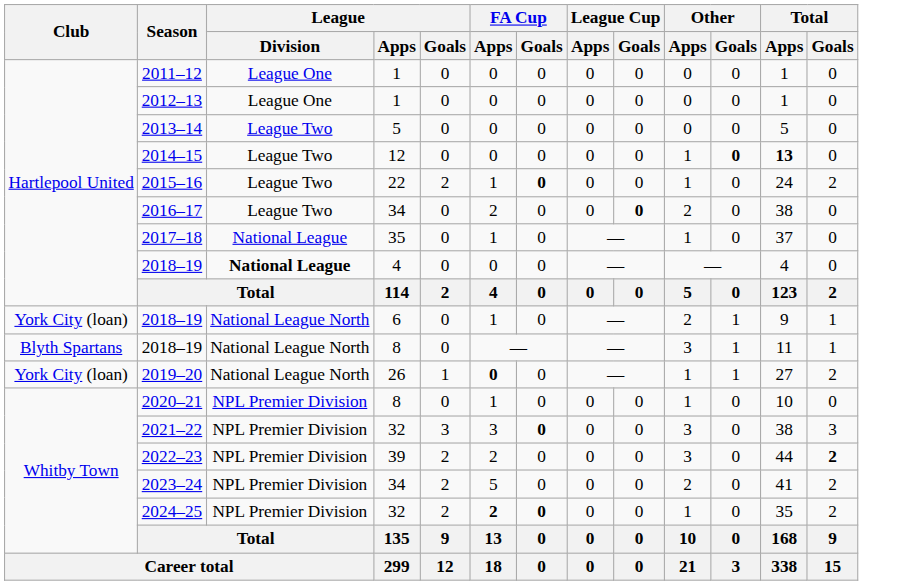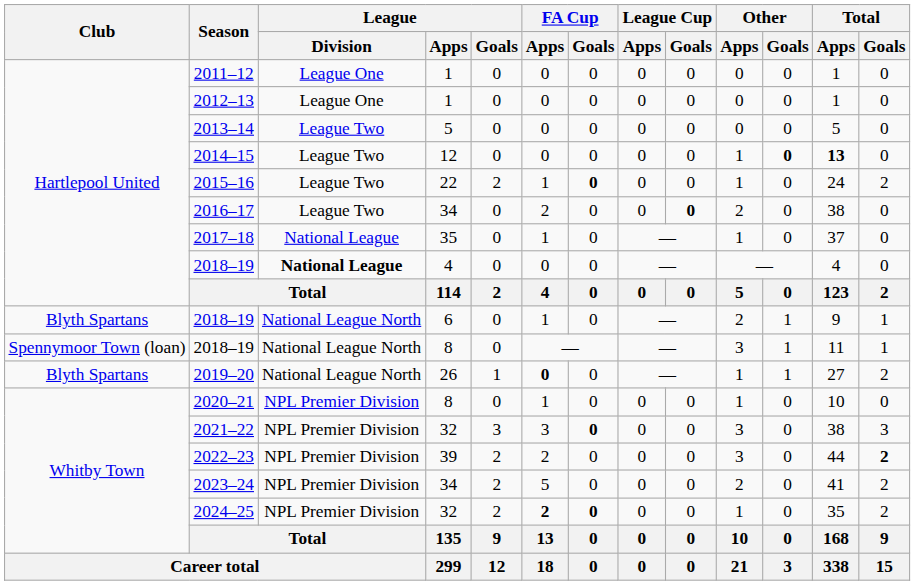(71, 319) York City (loan) -> (97, 319) Blyth Spartans
(71, 347) Blyth Spartans -> (97, 347) Spennymoor Town (loan)
(71, 374) York City (loan) -> (97, 374) Blyth Spartans
